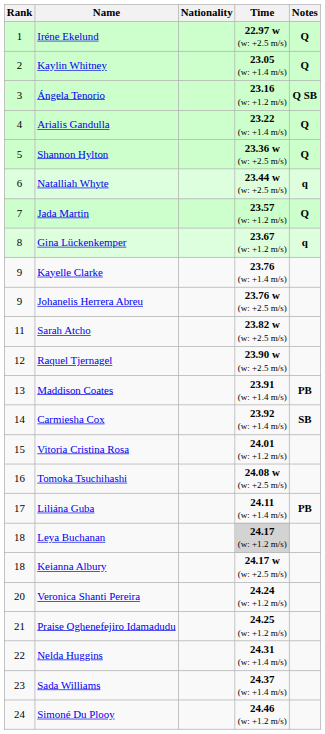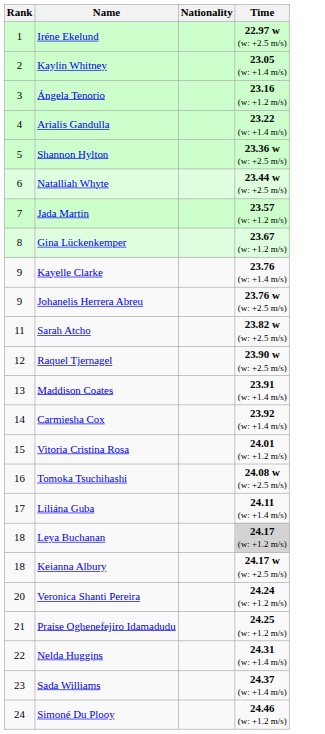- column: (305, 13)
